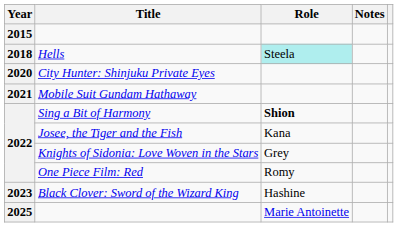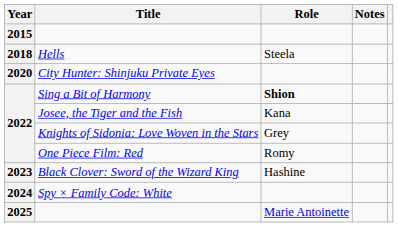(279, 53) paleturquoise background -> (279, 53) no background
- row: (20, 93)
+ row: (20, 192)
